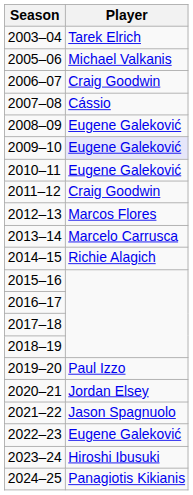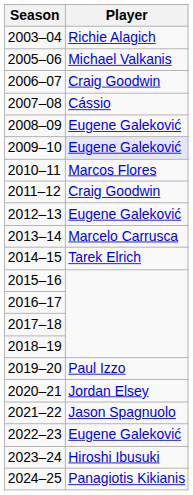(105, 37) Tarek Elrich -> (112, 37) Richie Alagich
(125, 170) Eugene Galeković -> (112, 170) Marcos Flores
(112, 214) Marcos Flores -> (125, 214) Eugene Galeković
(112, 258) Richie Alagich -> (105, 258) Tarek Elrich
